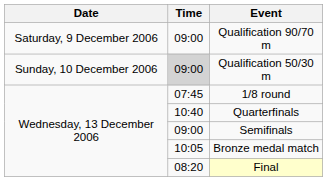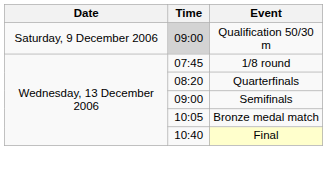- row: (266, 38)
(86, 69) Sunday, 10 December 2006 -> (86, 38) Saturday, 9 December 2006
(189, 112) 10:40 -> (189, 81) 08:20
(189, 167) 08:20 -> (189, 136) 10:40
